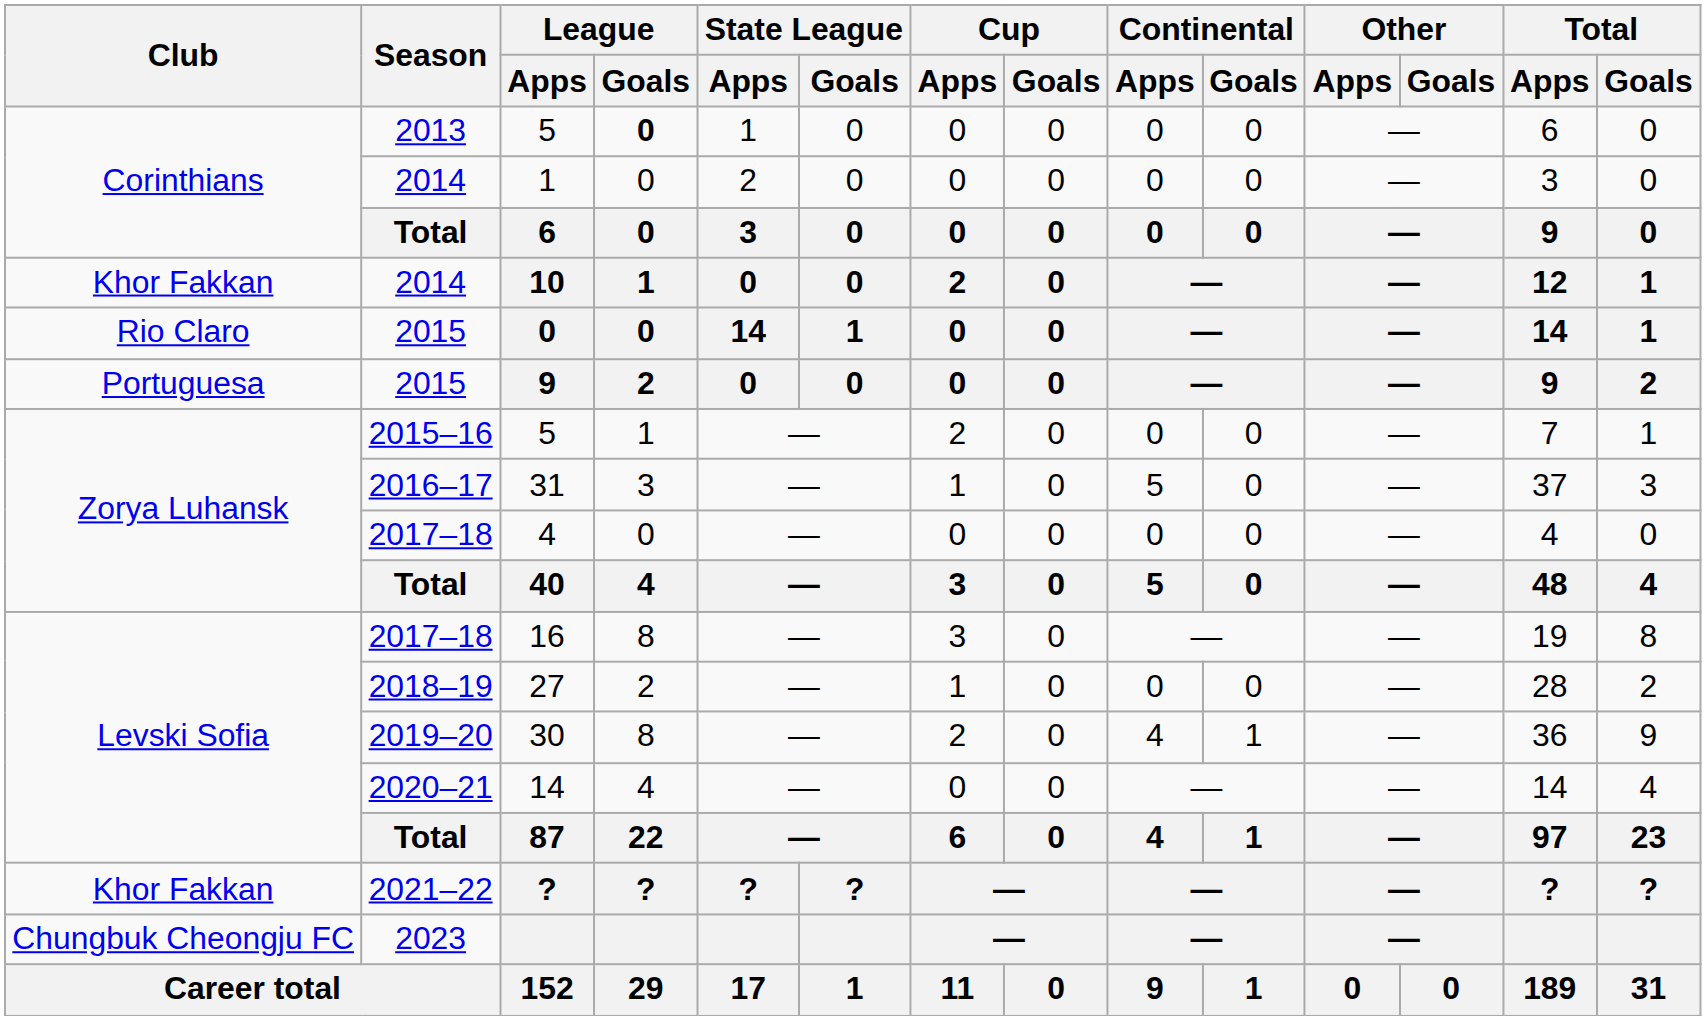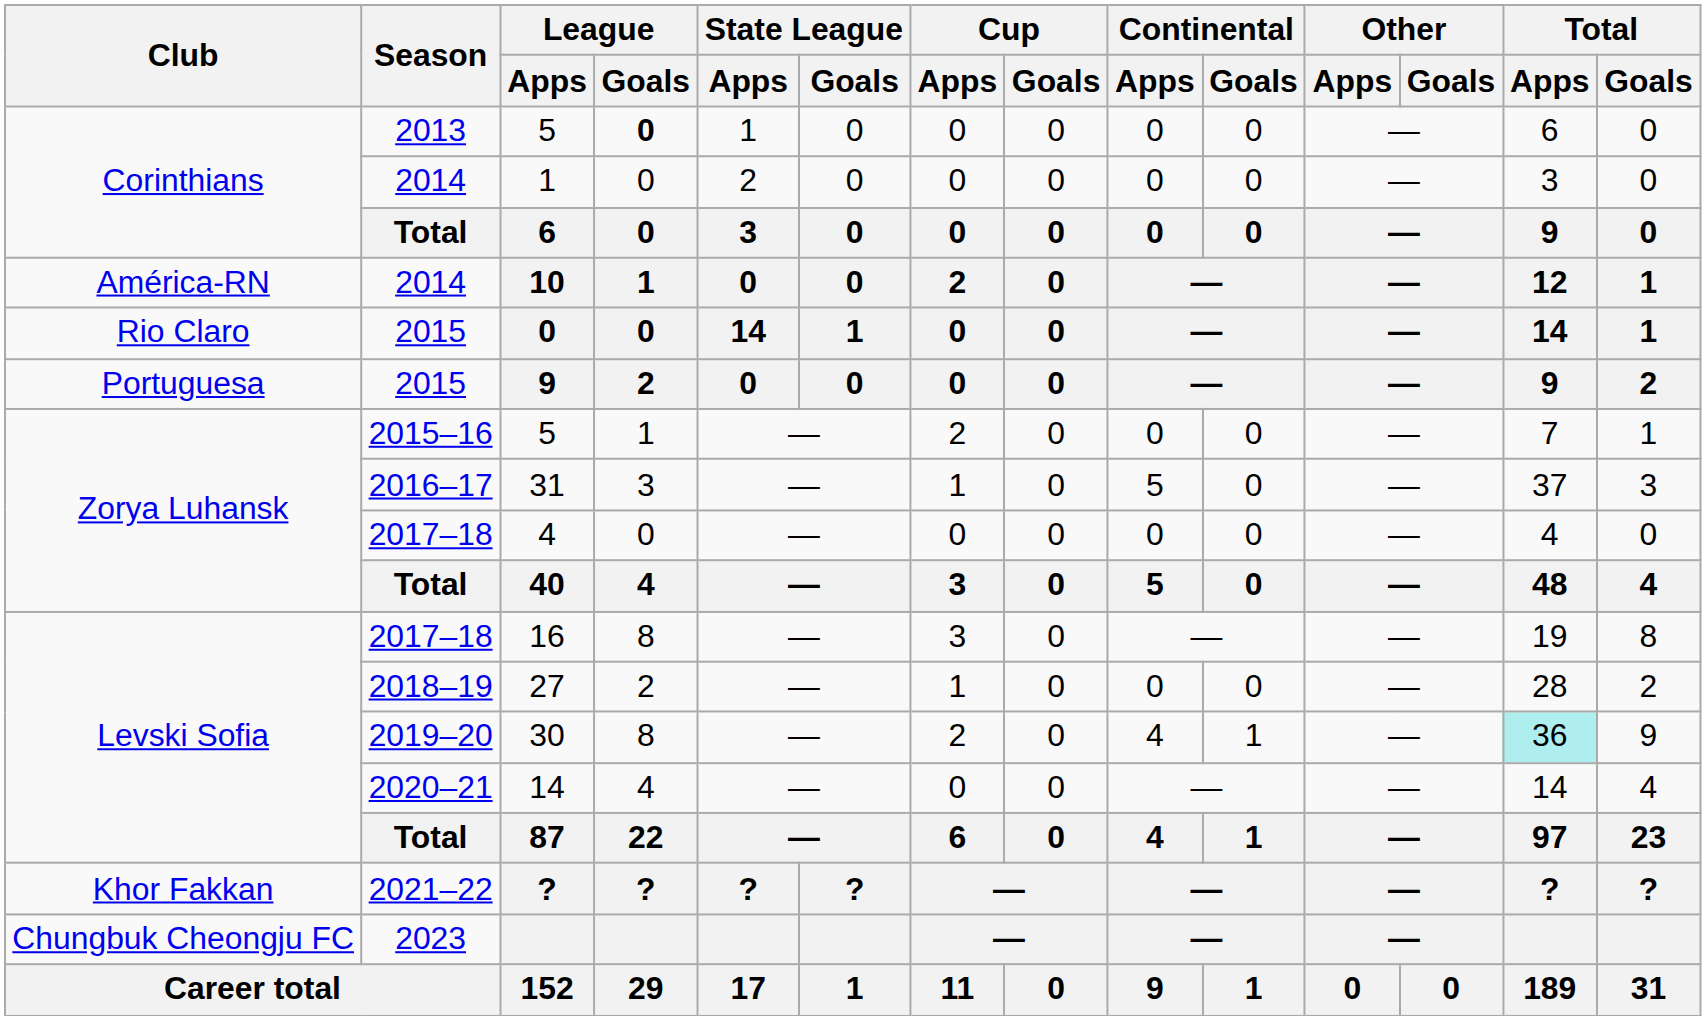(183, 282) Khor Fakkan -> (183, 282) América-RN
(1550, 736) no background -> (1550, 736) paleturquoise background
